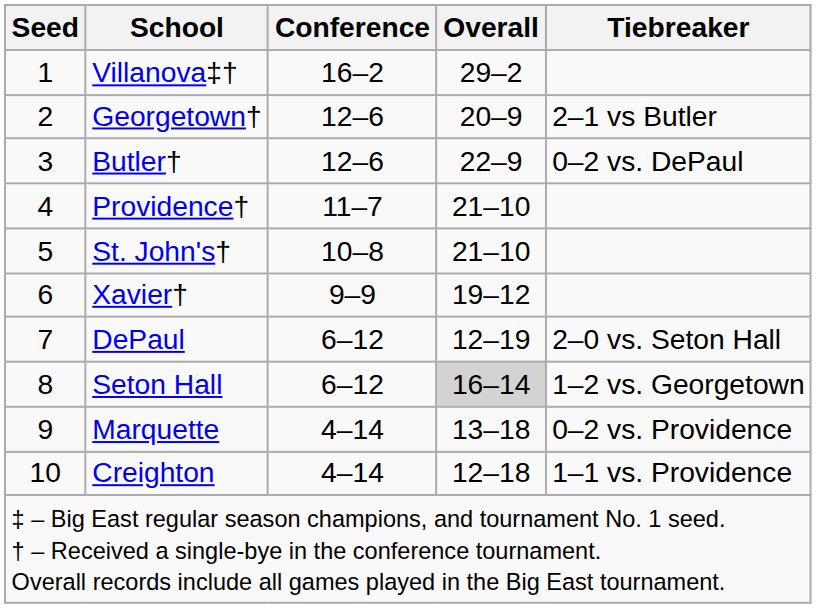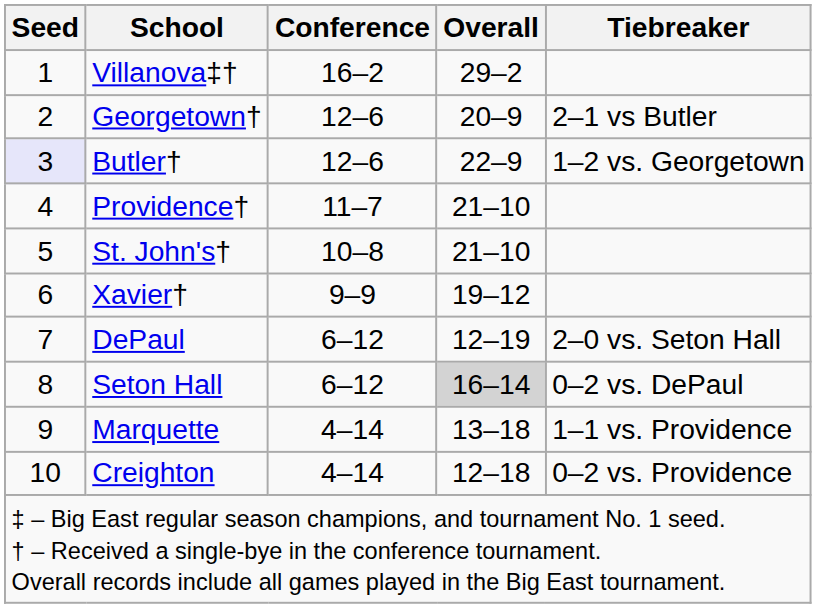(45, 161) no background -> (45, 161) lavender background
(648, 161) 0–2 vs. DePaul -> (678, 161) 1–2 vs. Georgetown
(678, 384) 1–2 vs. Georgetown -> (648, 384) 0–2 vs. DePaul
(672, 429) 0–2 vs. Providence -> (672, 429) 1–1 vs. Providence
(672, 474) 1–1 vs. Providence -> (672, 474) 0–2 vs. Providence
